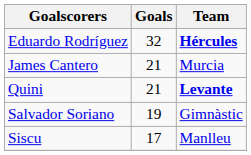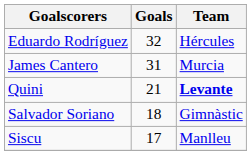(208, 41) bold -> (207, 41) normal
(154, 65) 21 -> (154, 65) 31
(154, 114) 19 -> (154, 114) 18
